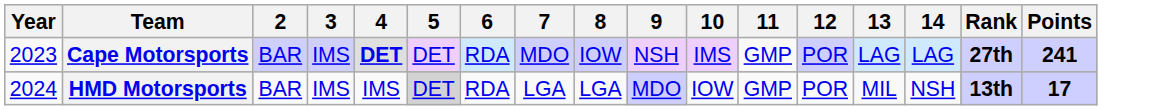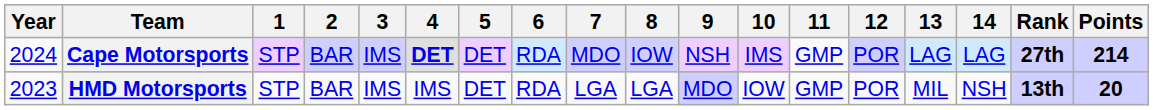+ column: (279, 21)
(33, 55) 2023 -> (33, 55) 2024
(1060, 55) 241 -> (1111, 55) 214
(33, 88) 2024 -> (33, 88) 2023
(434, 88) lightgrey background -> (485, 88) no background
(1060, 88) 17 -> (1111, 88) 20
